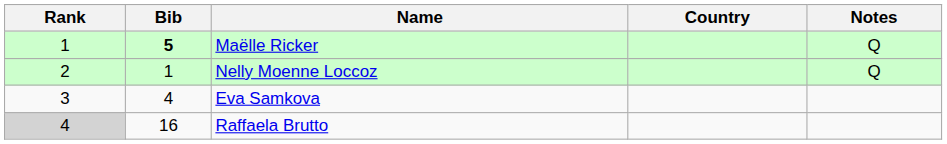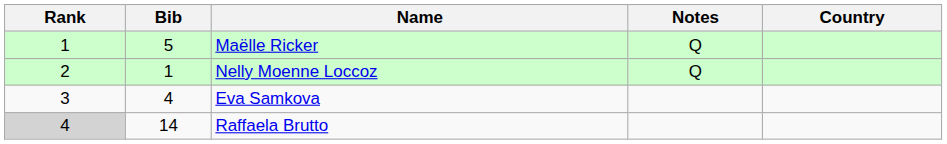columns swapped: (717, 17) <-> (874, 17)
(168, 44) bold -> (168, 44) normal
(168, 125) 16 -> (168, 125) 14
